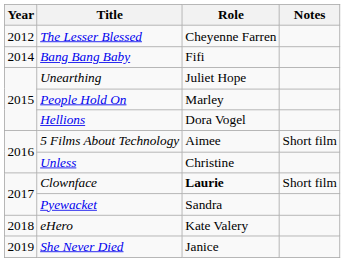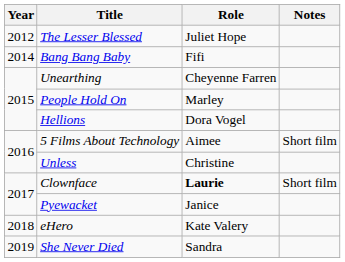(231, 36) Cheyenne Farren -> (216, 36) Juliet Hope
(216, 78) Juliet Hope -> (231, 78) Cheyenne Farren
(204, 204) Sandra -> (202, 204) Janice
(202, 246) Janice -> (204, 246) Sandra
